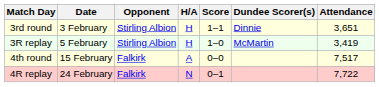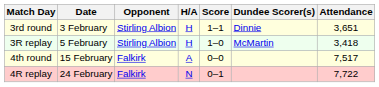(346, 43) 3,419 -> (346, 43) 3,418
